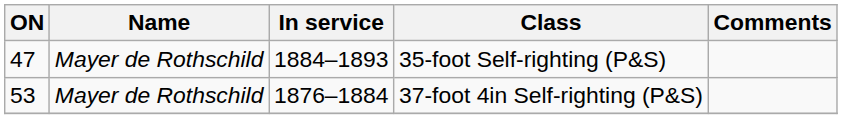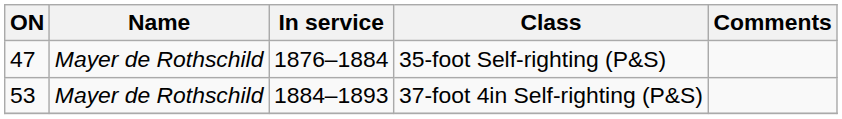(331, 58) 1884–1893 -> (331, 58) 1876–1884
(331, 95) 1876–1884 -> (331, 95) 1884–1893
